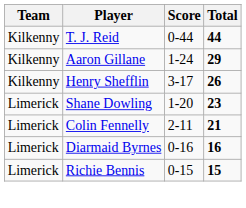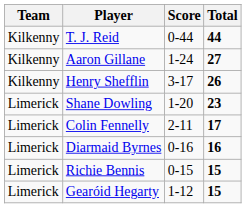(214, 59) 29 -> (214, 59) 27
(214, 125) 21 -> (214, 125) 17
+ row: (112, 192)
